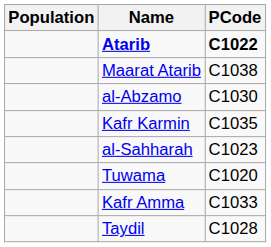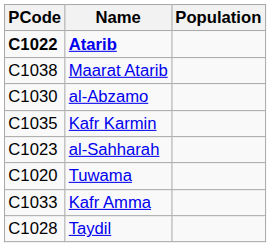columns swapped: (235, 17) <-> (51, 17)
